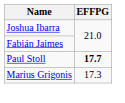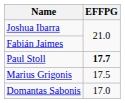(93, 75) 17.3 -> (102, 75) 17.5
+ row: (44, 91)
